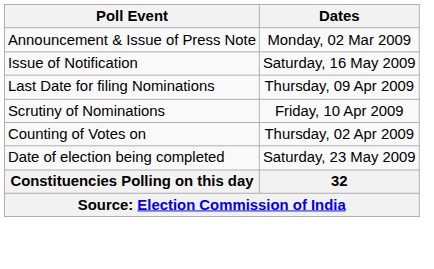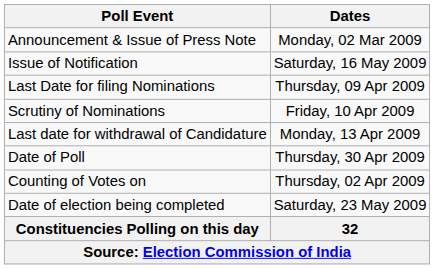+ row: (137, 134)
+ row: (46, 157)
